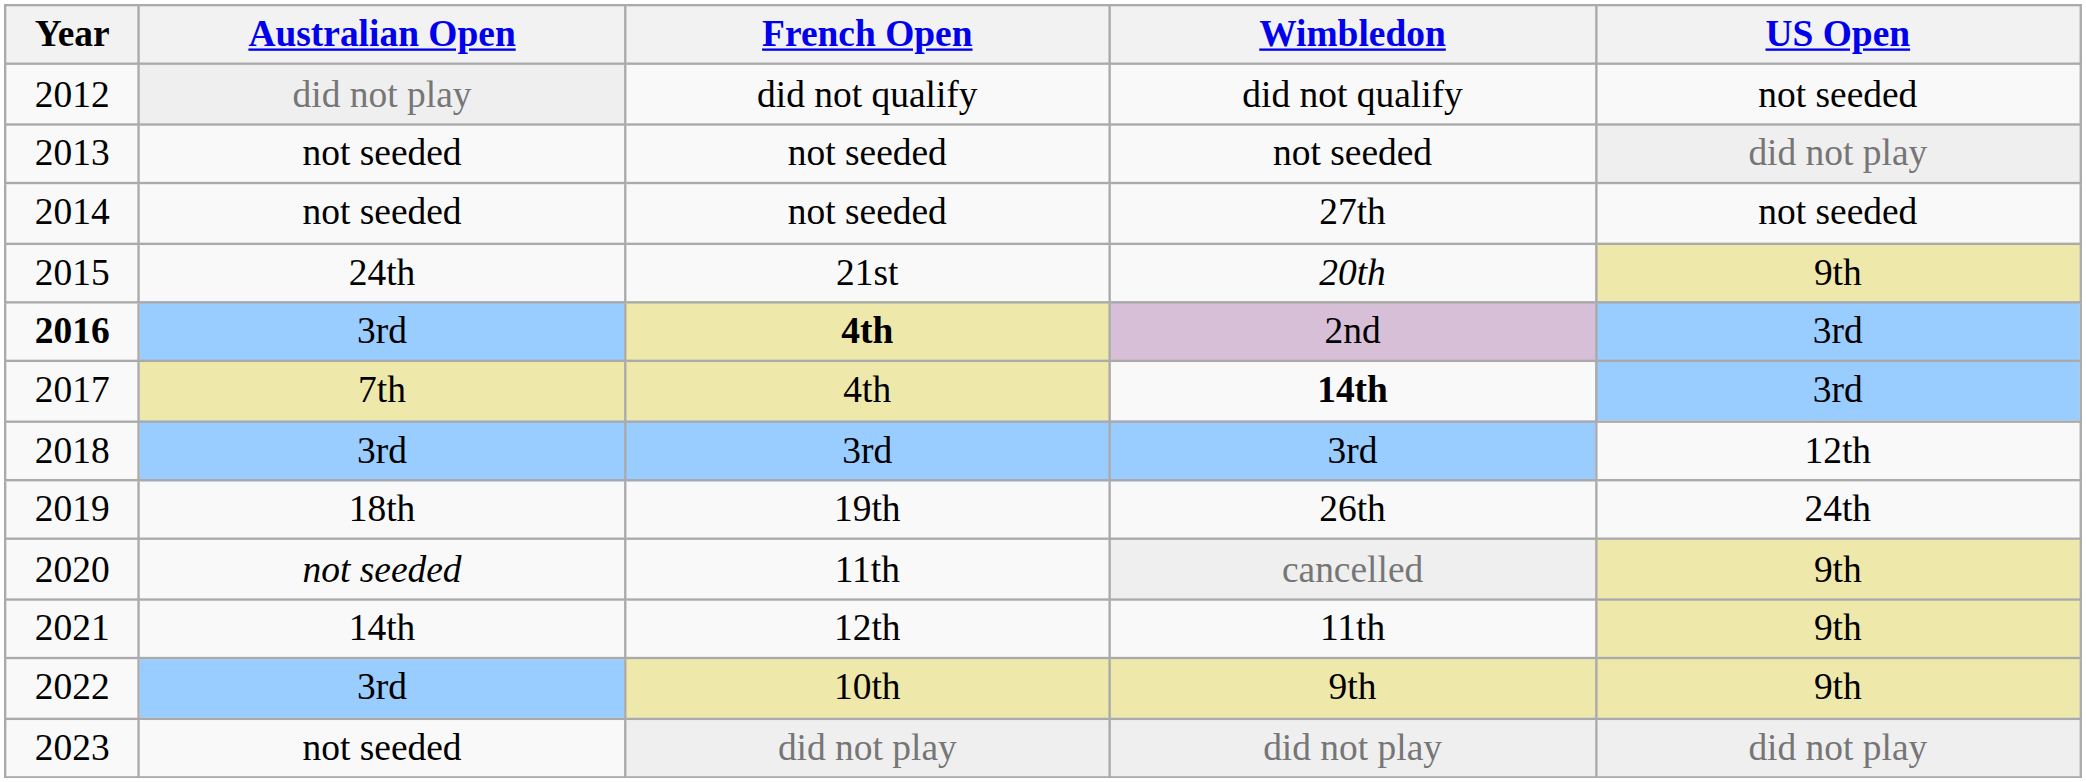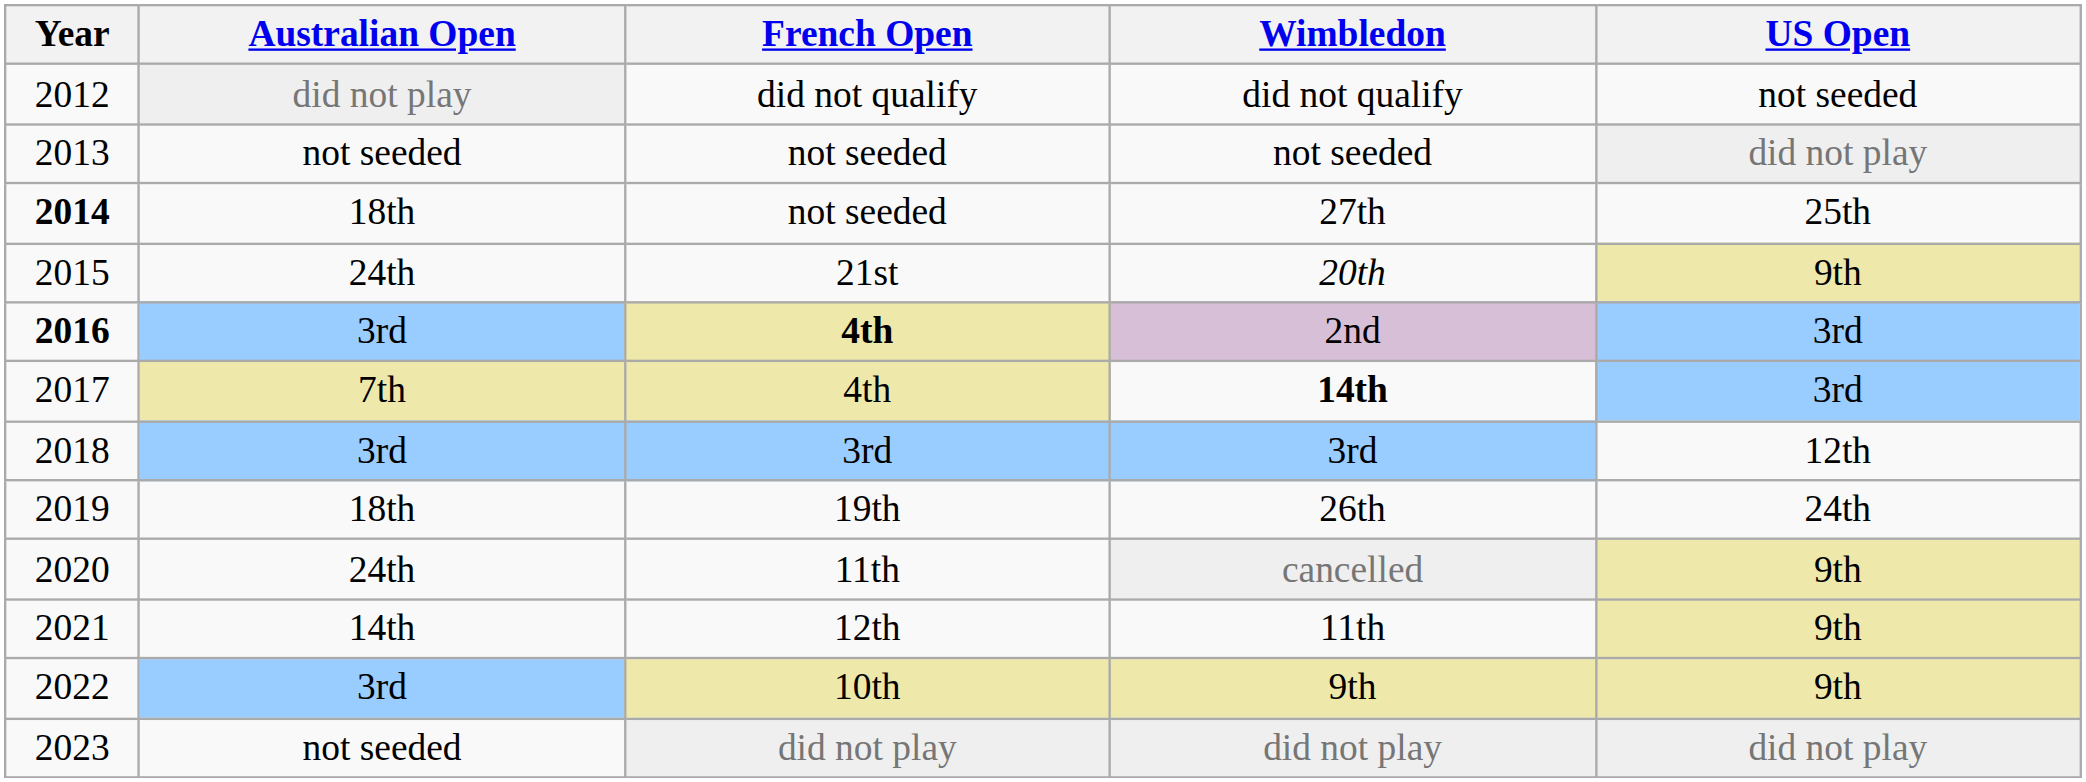(72, 212) normal -> (72, 212) bold
(382, 212) not seeded -> (382, 212) 18th
(1838, 212) not seeded -> (1838, 212) 25th
(382, 568) not seeded -> (382, 568) 24th
